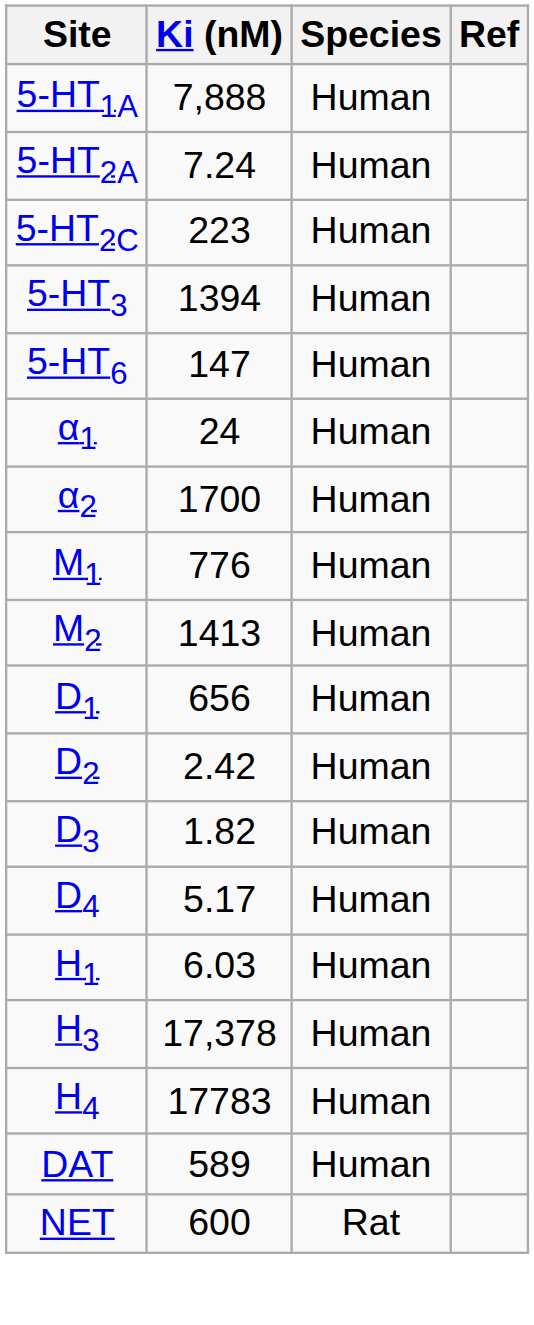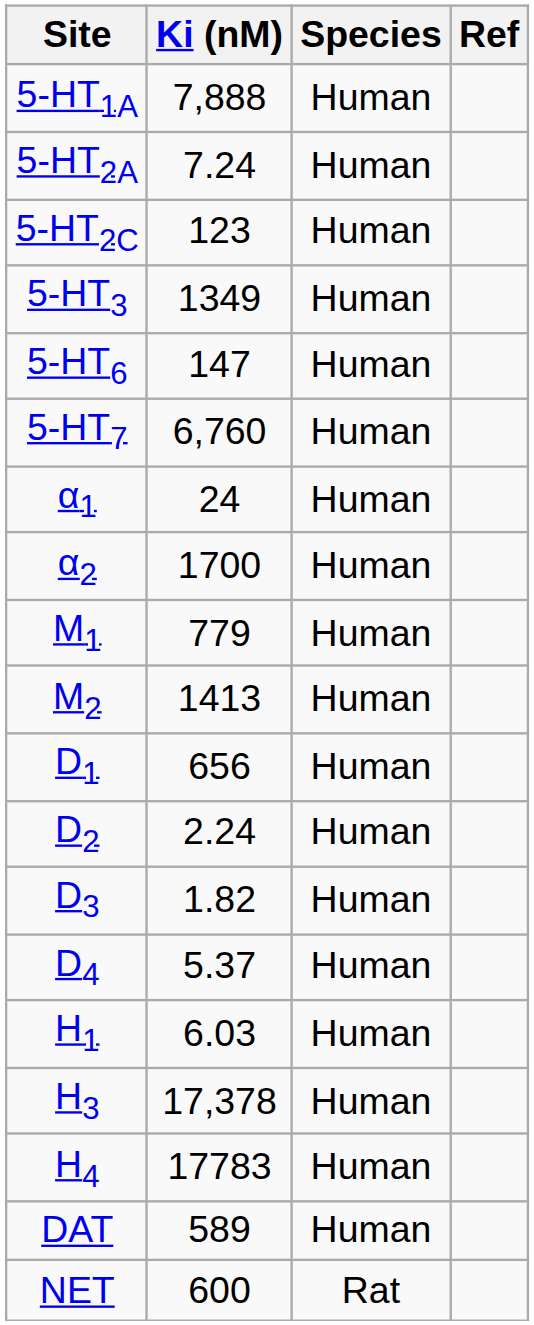(220, 231) 223 -> (220, 231) 123
(220, 298) 1394 -> (220, 298) 1349
+ row: (77, 433)
(220, 565) 776 -> (220, 632) 779
(220, 766) 2.42 -> (220, 832) 2.24
(220, 899) 5.17 -> (220, 966) 5.37
